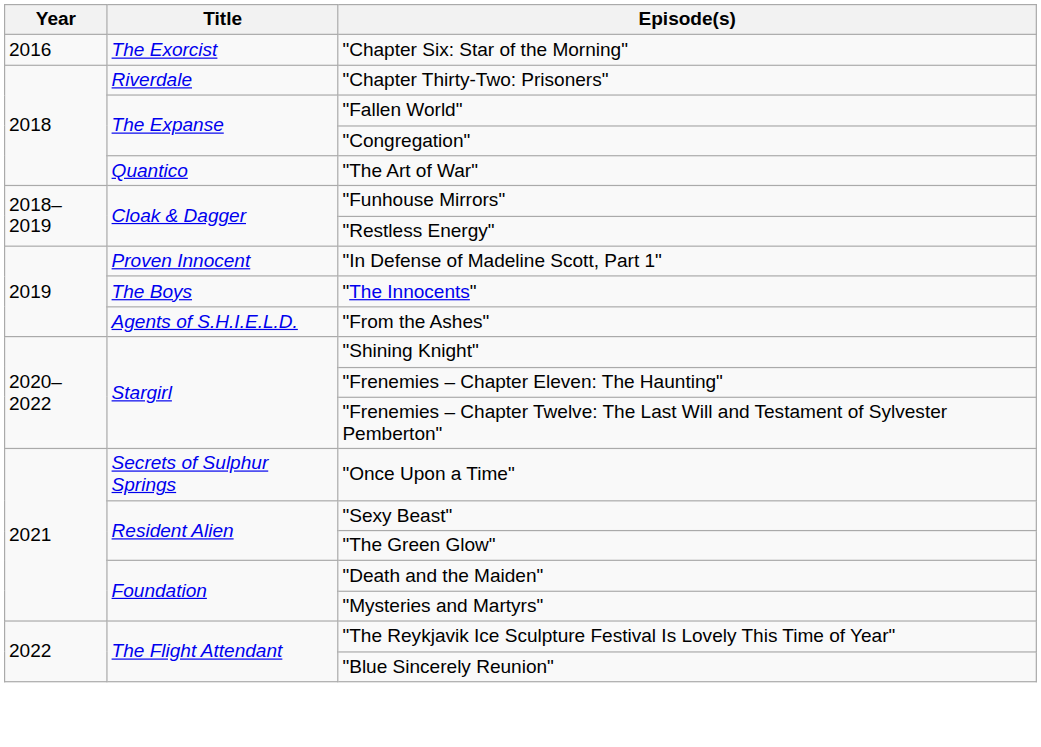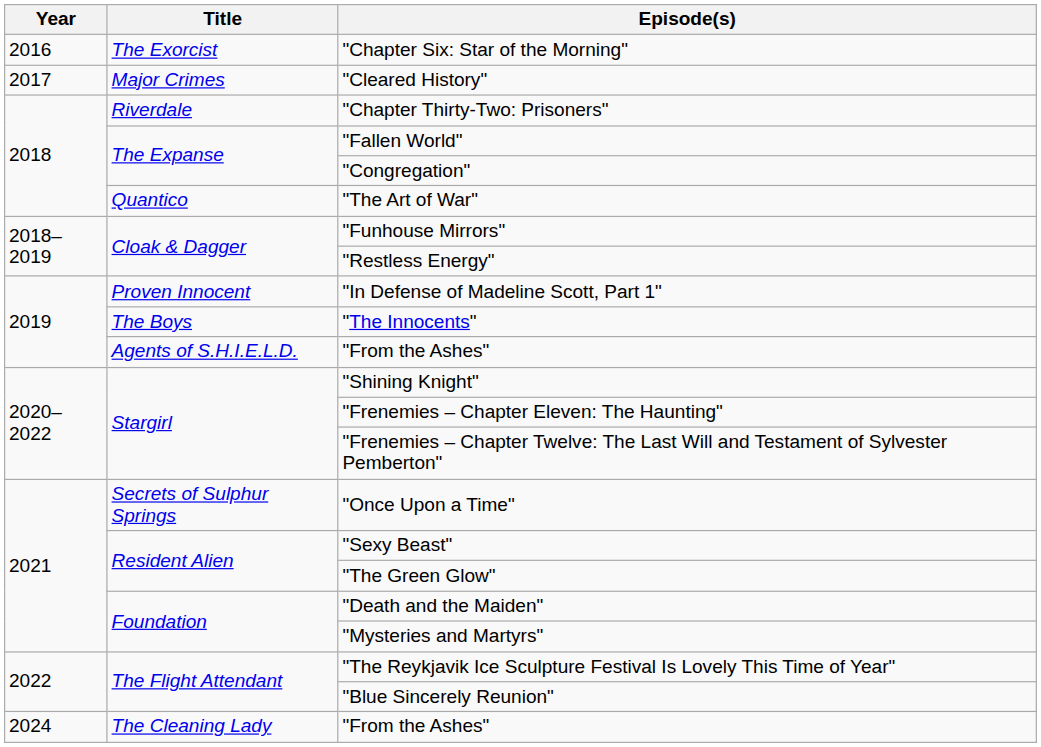+ row: (168, 79)
+ row: (191, 726)
